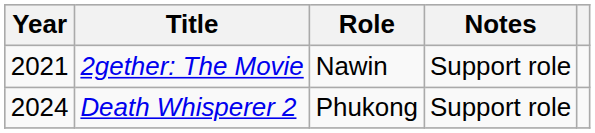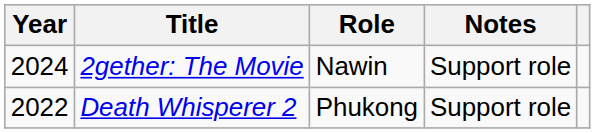(40, 66) 2021 -> (40, 66) 2024
(40, 107) 2024 -> (40, 107) 2022
